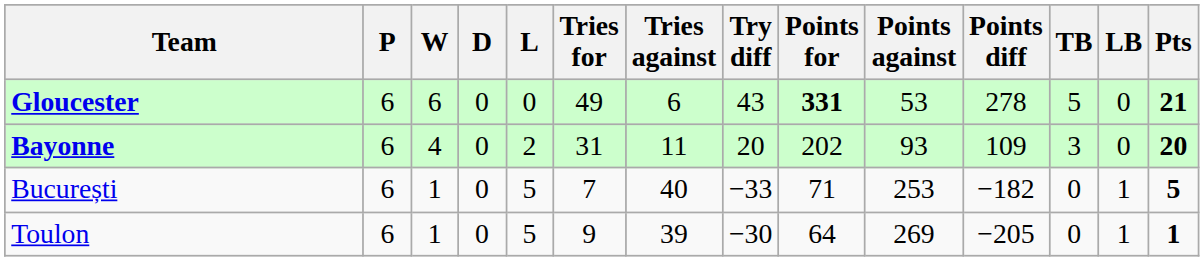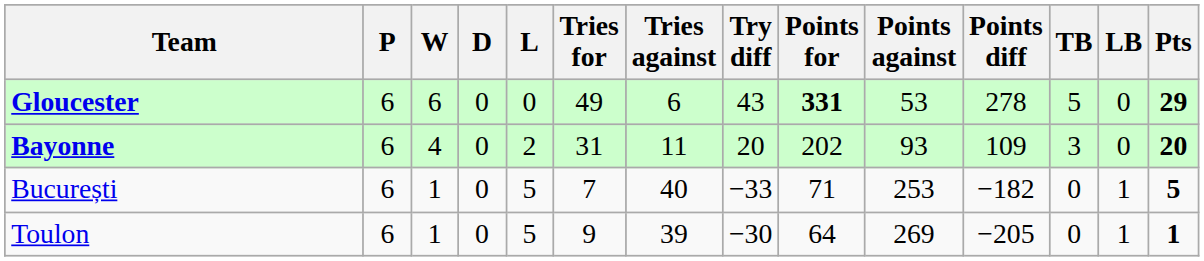(1173, 101) 21 -> (1173, 101) 29
